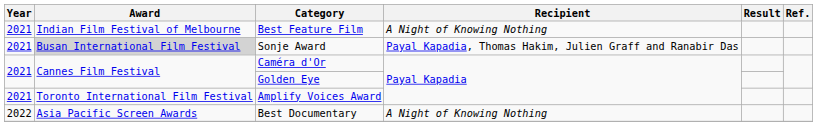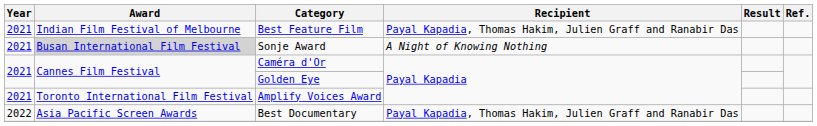(467, 30) A Night of Knowing Nothing -> (563, 30) Payal Kapadia, Thomas Hakim, Julien Graff and Ranabir Das
(563, 46) Payal Kapadia, Thomas Hakim, Julien Graff and Ranabir Das -> (467, 46) A Night of Knowing Nothing
(467, 113) A Night of Knowing Nothing -> (563, 113) Payal Kapadia, Thomas Hakim, Julien Graff and Ranabir Das
